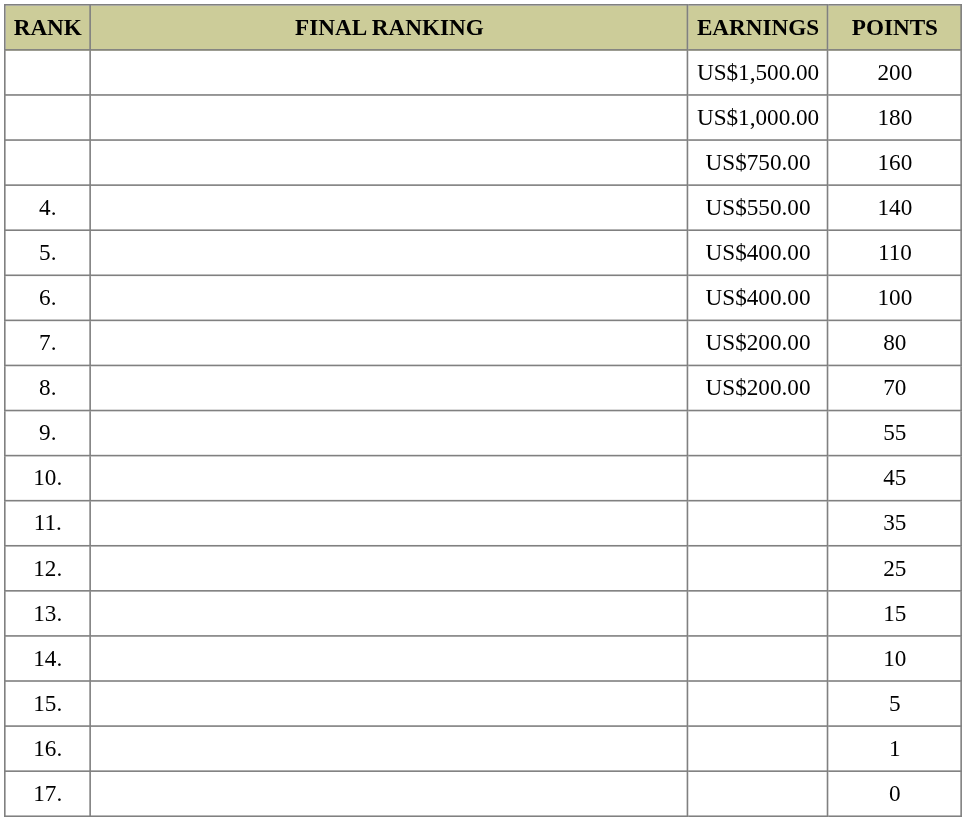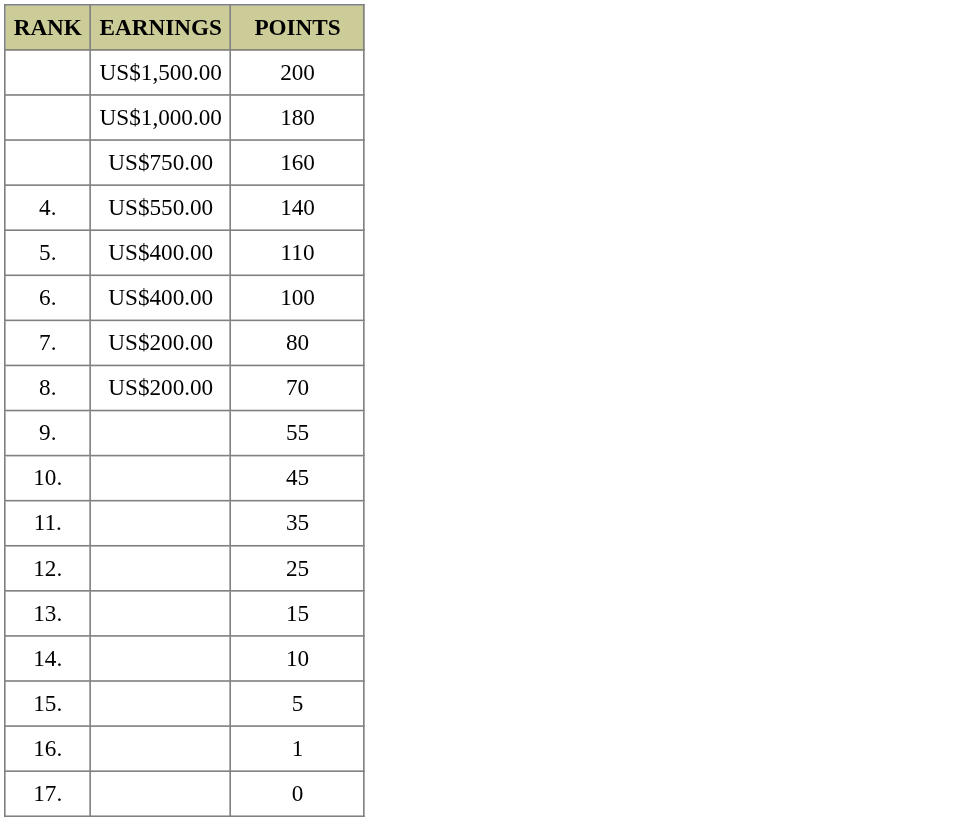- column: (389, 27)
